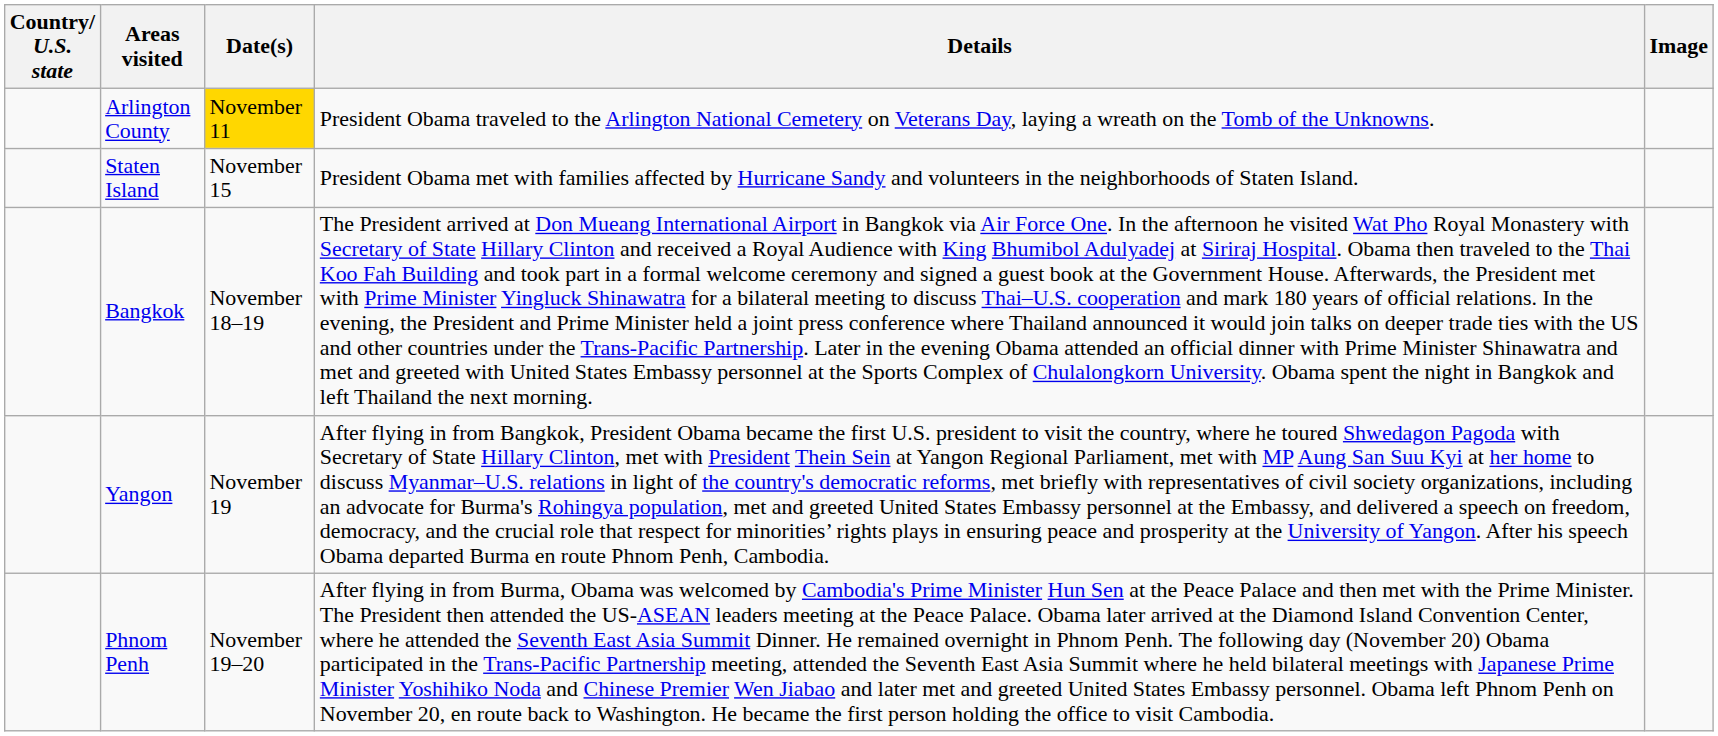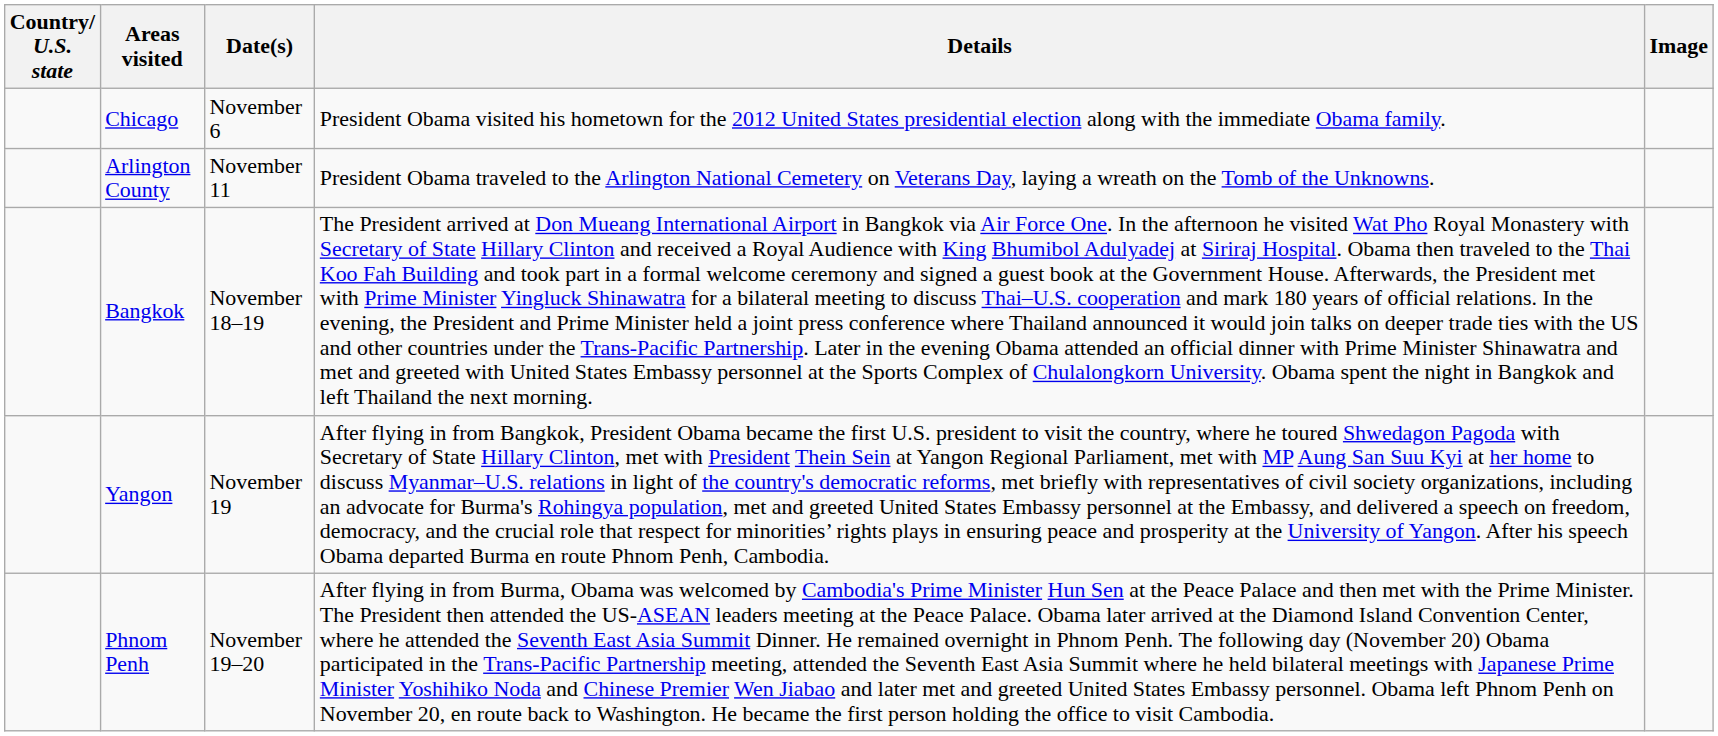+ row: (142, 118)
(256, 118) gold background -> (256, 177) no background
- row: (133, 177)
